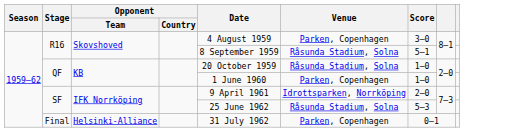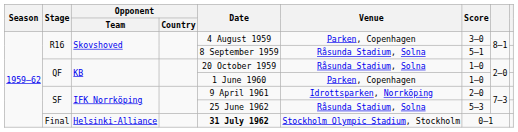(239, 120) normal -> (239, 120) bold
(344, 120) Parken, Copenhagen -> (371, 120) Stockholm Olympic Stadium, Stockholm
